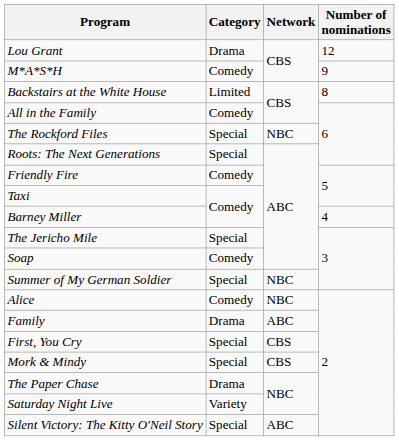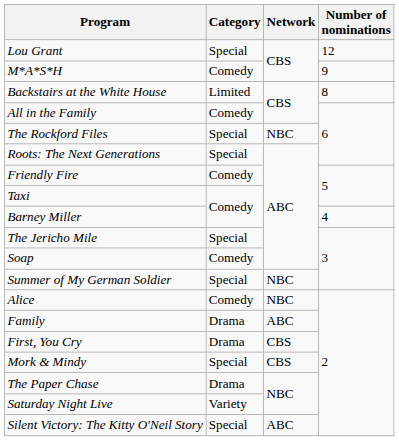(227, 50) Drama -> (228, 50) Special
(228, 341) Special -> (227, 341) Drama
